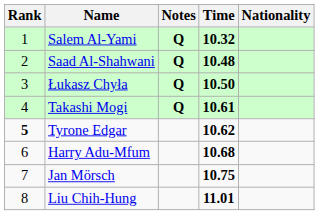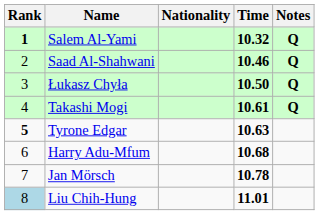columns swapped: (276, 15) <-> (179, 15)
(25, 38) normal -> (25, 38) bold
(219, 61) 10.48 -> (253, 61) 10.46
(219, 130) 10.62 -> (253, 130) 10.63
(219, 175) 10.75 -> (253, 175) 10.78
(25, 198) no background -> (25, 198) lightblue background
